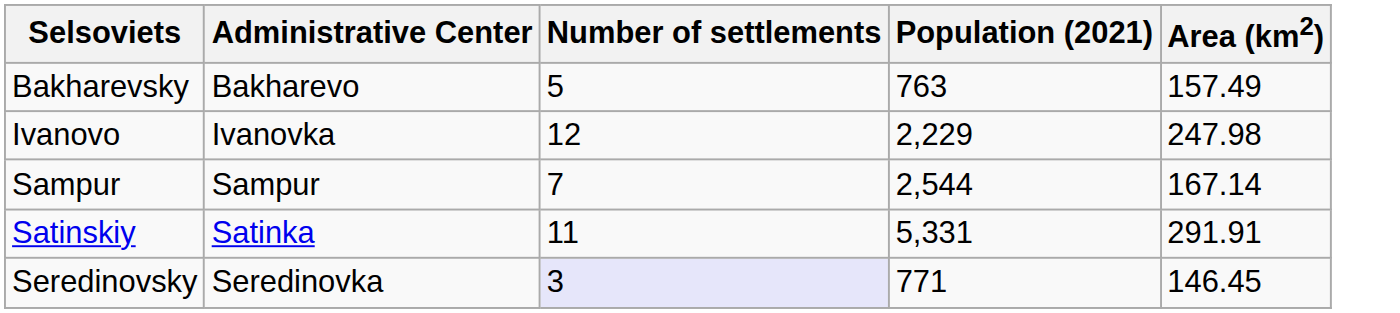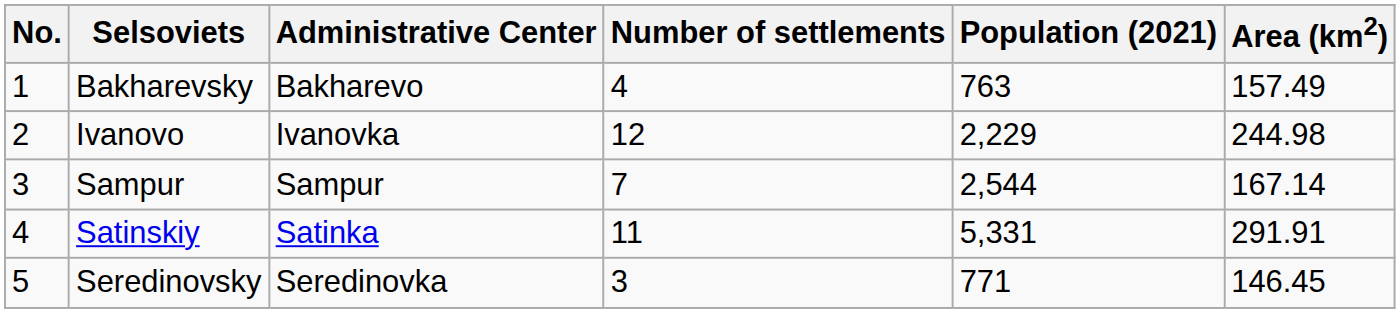+ column: (37, 33)
(555, 86) 5 -> (619, 86) 4
(1215, 135) 247.98 -> (1278, 135) 244.98
(555, 282) lavender background -> (619, 282) no background
